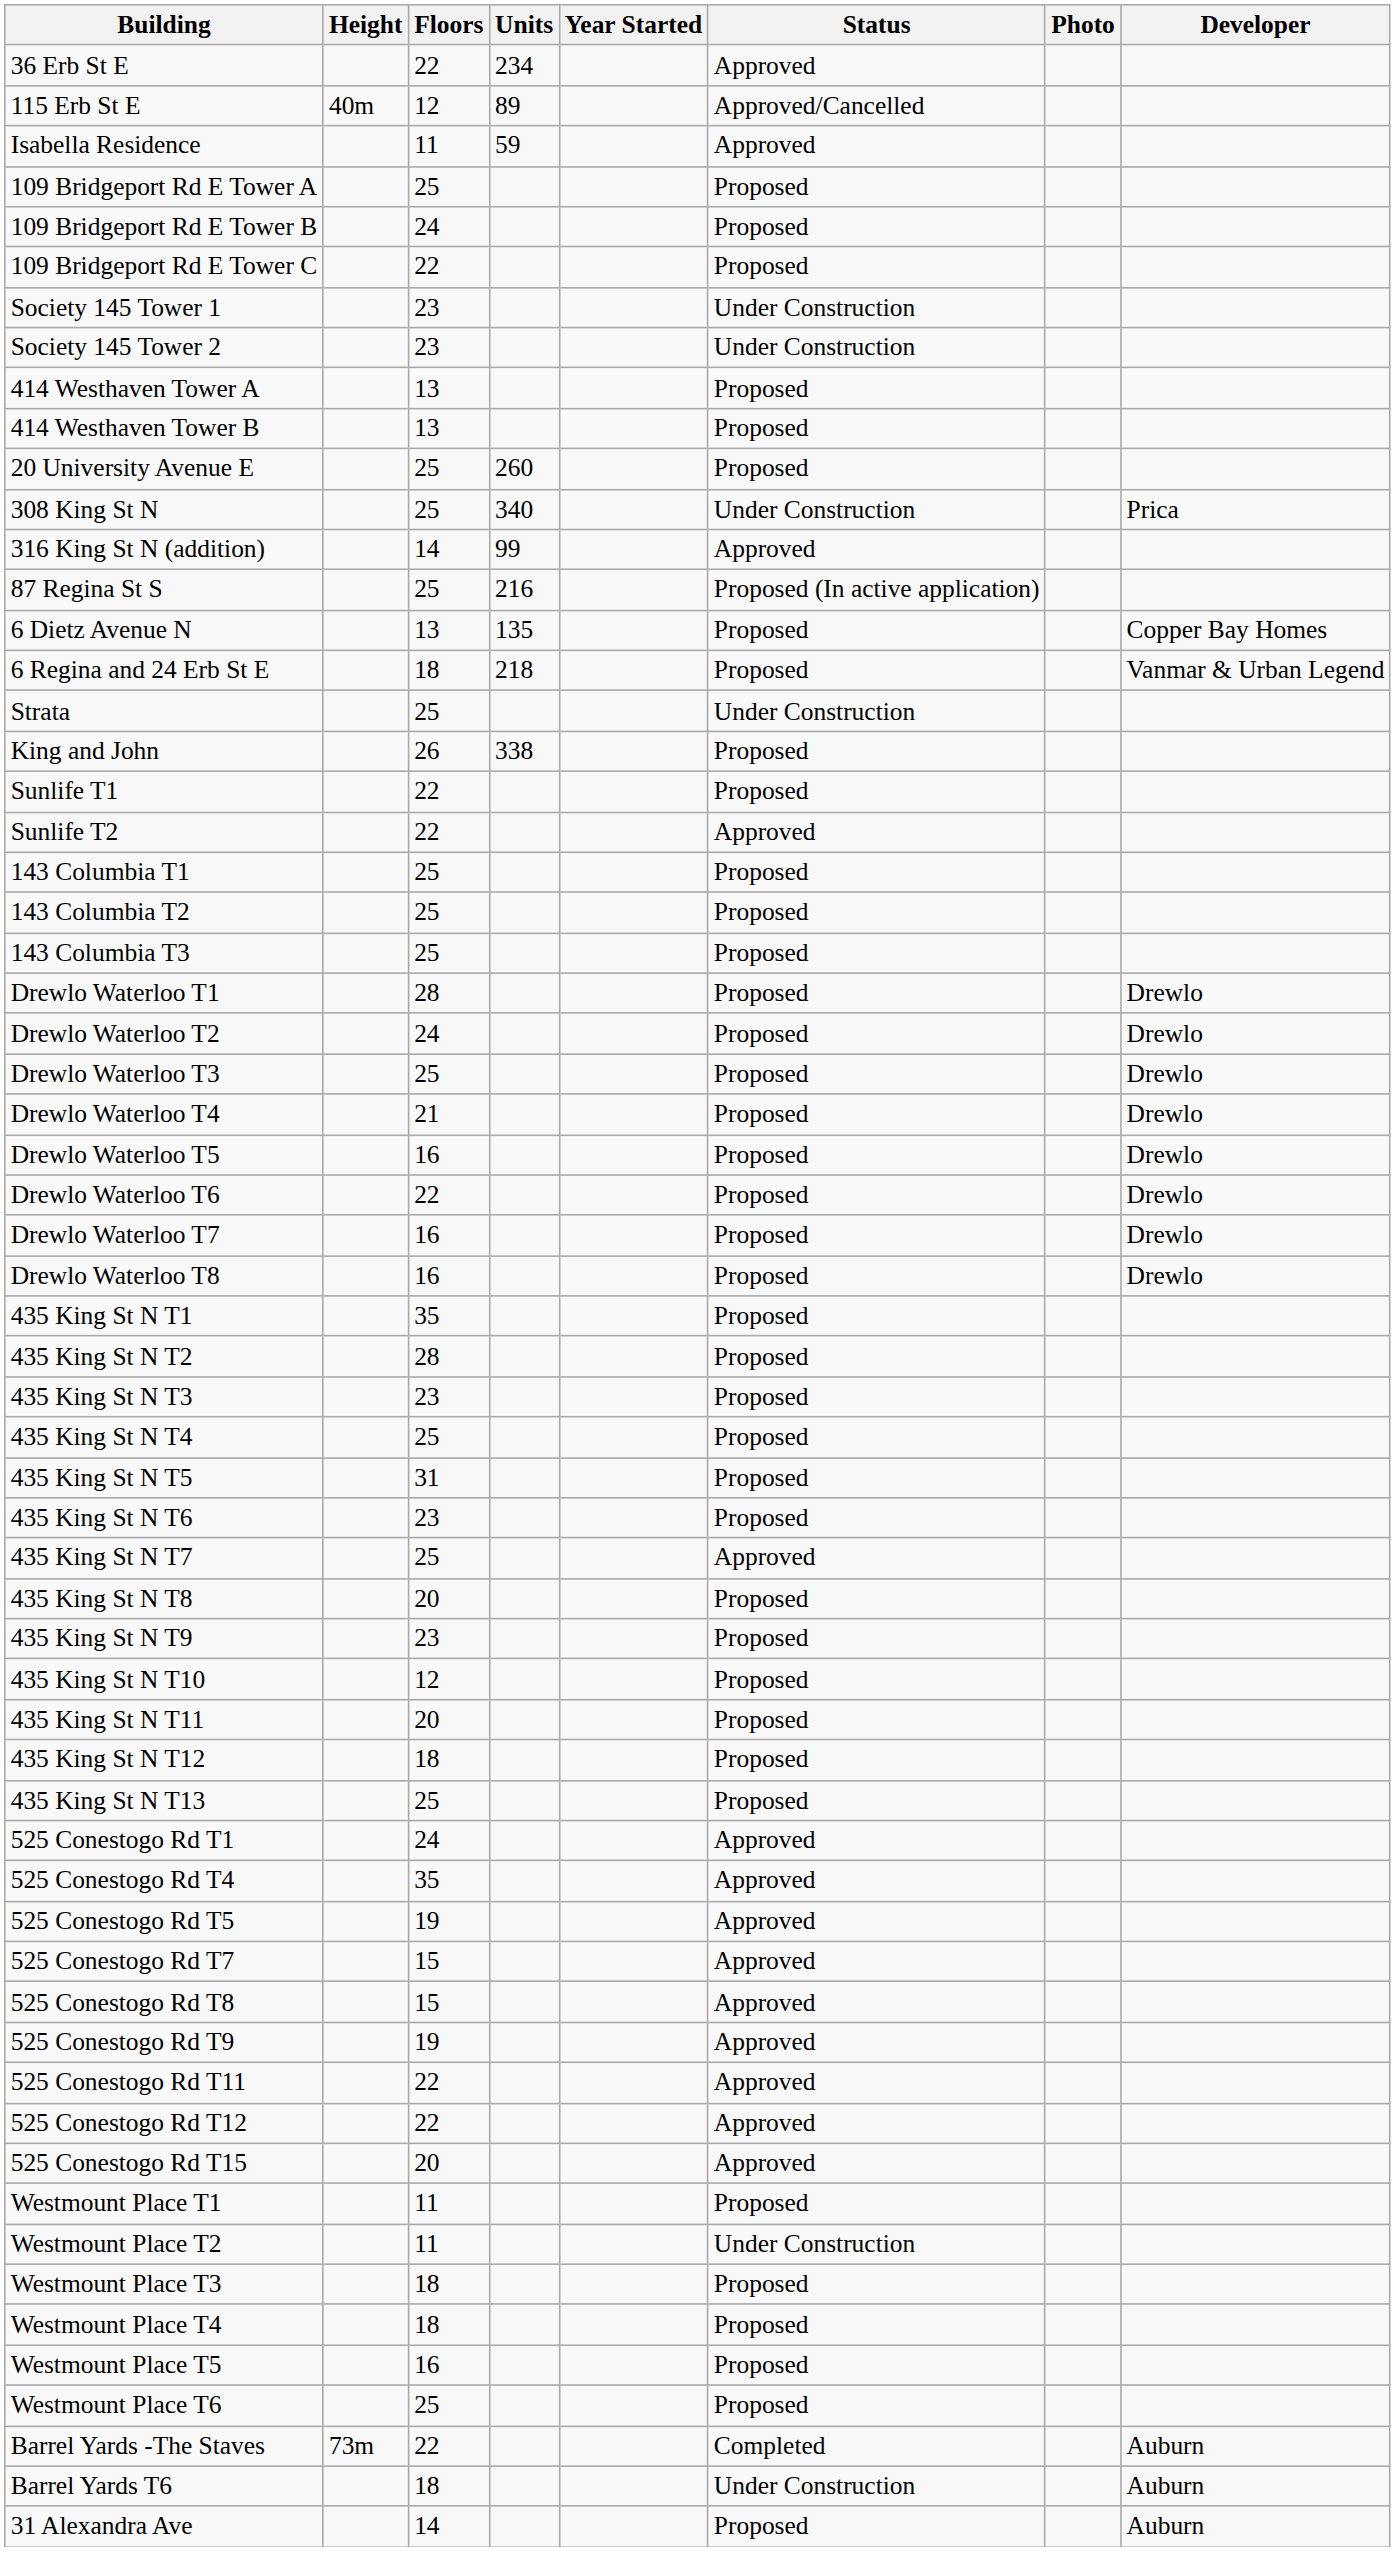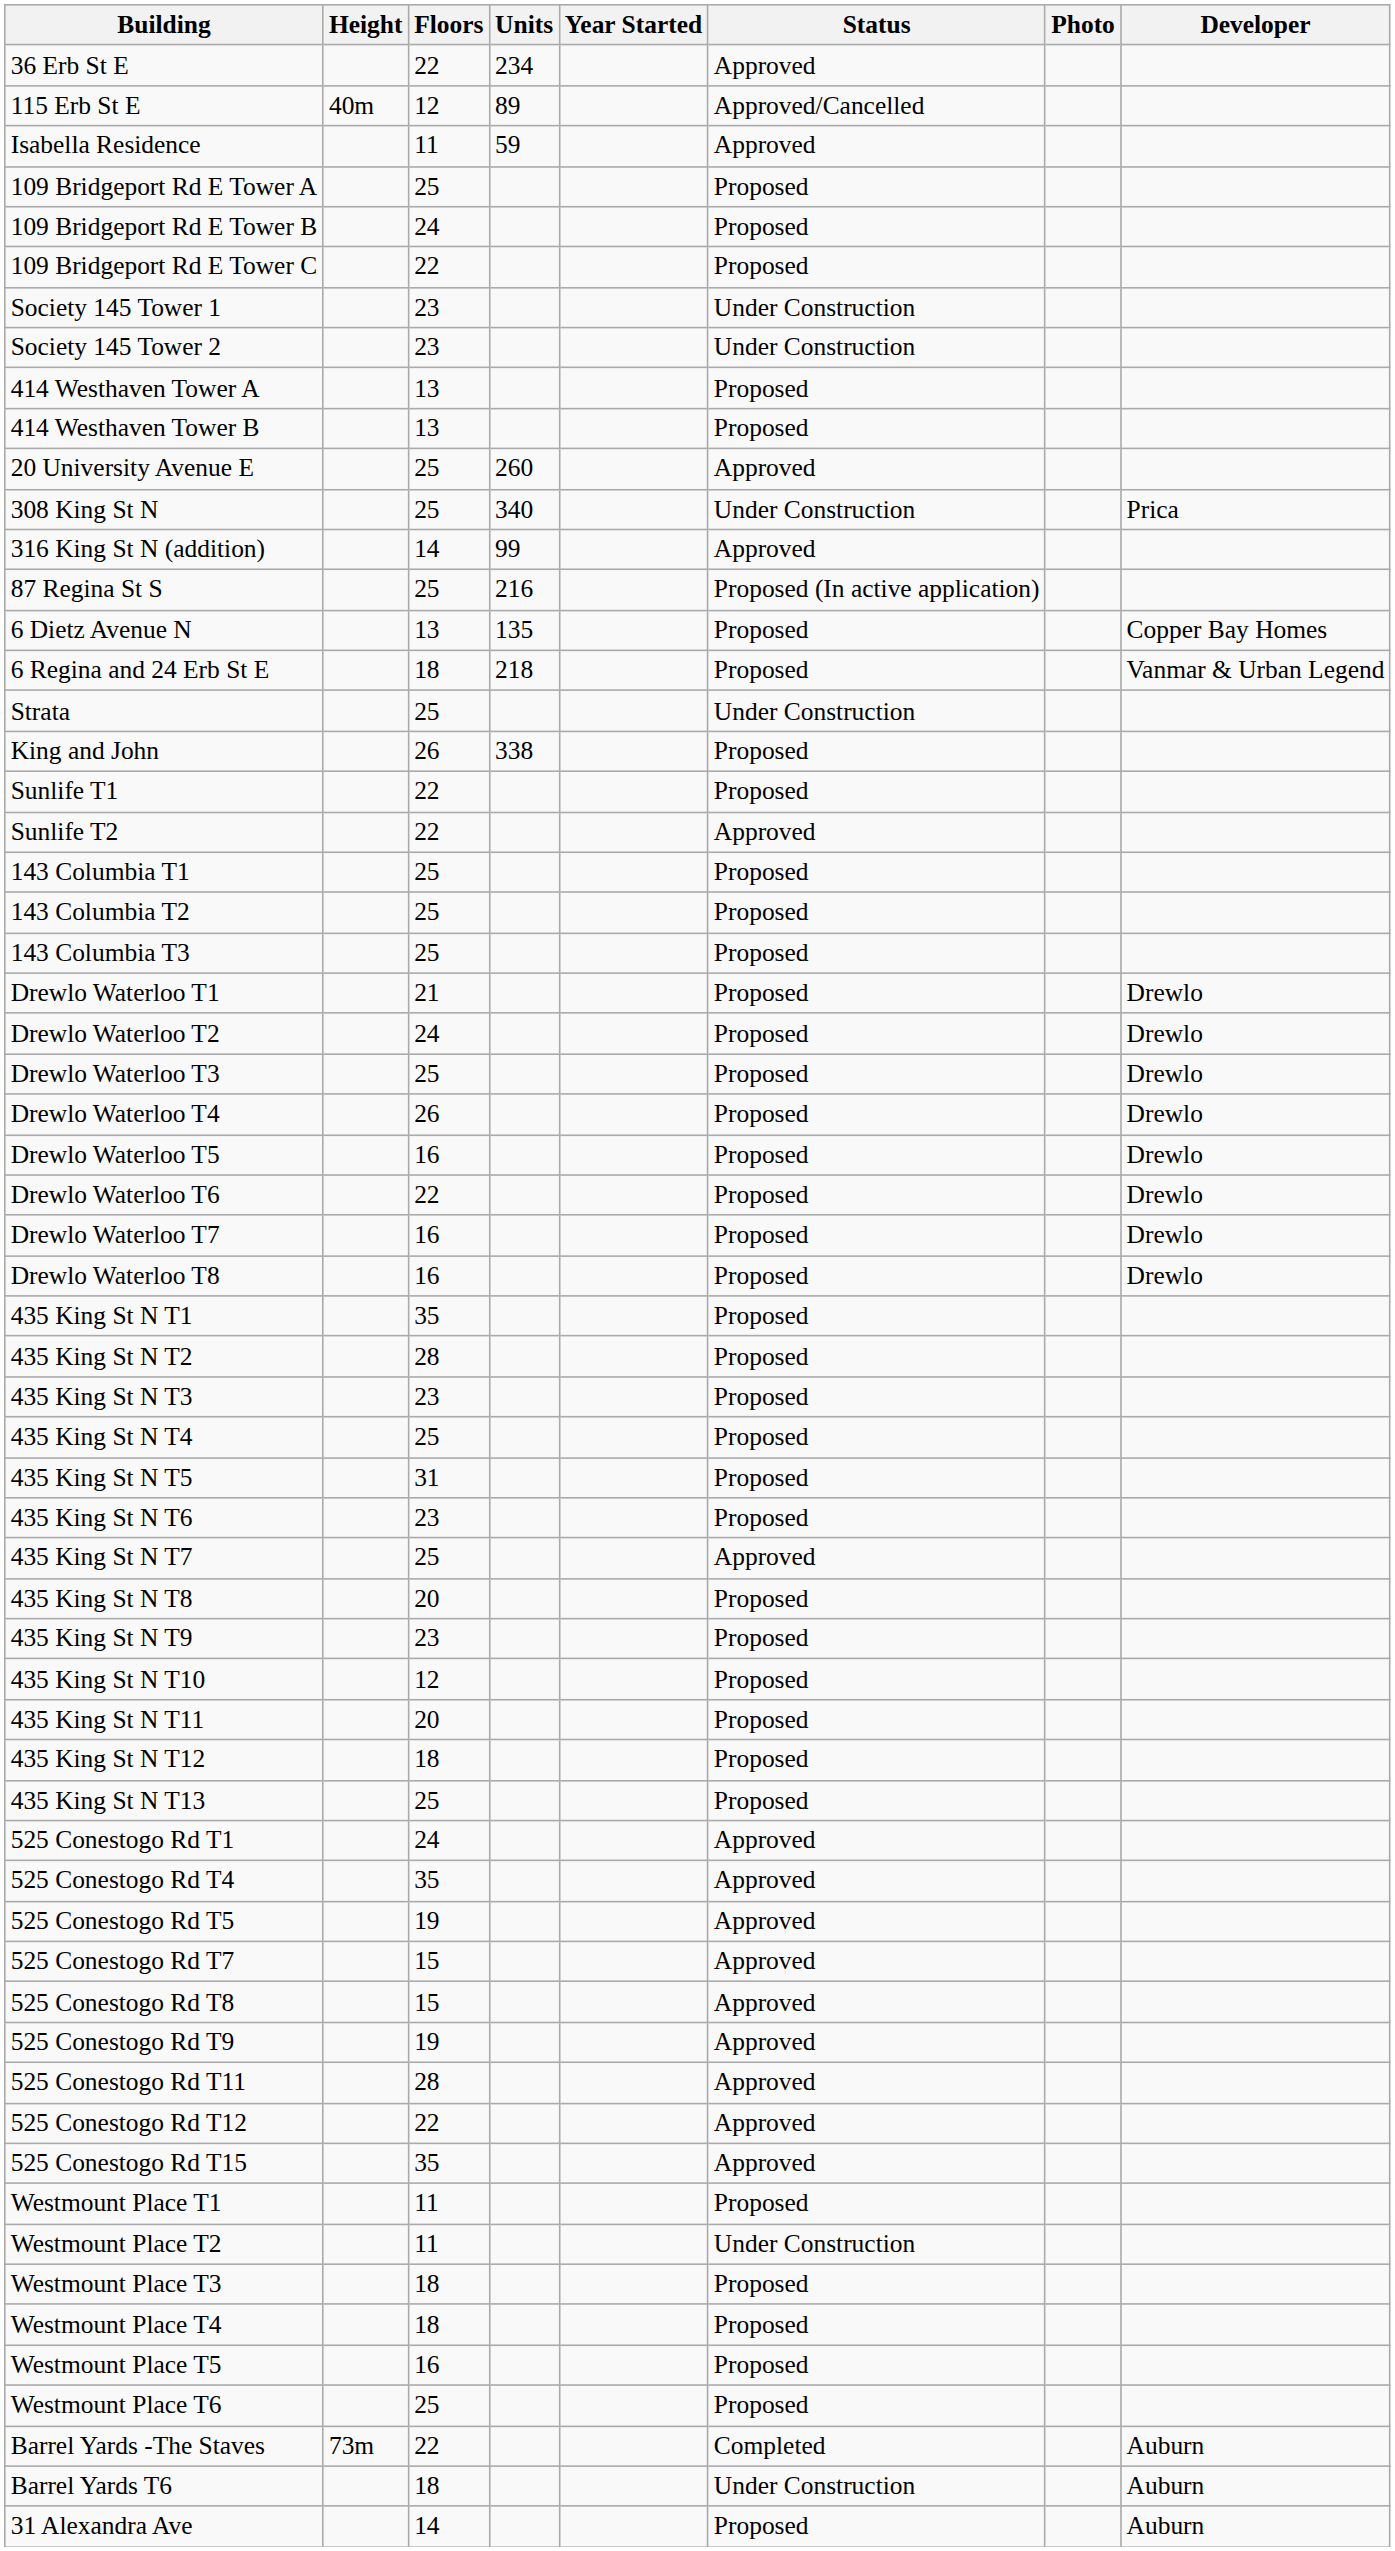(761, 468) Proposed -> (765, 468) Approved
(427, 992) 28 -> (427, 992) 21
(427, 1114) 21 -> (427, 1114) 26
(427, 2082) 22 -> (427, 2082) 28
(427, 2163) 20 -> (427, 2163) 35
